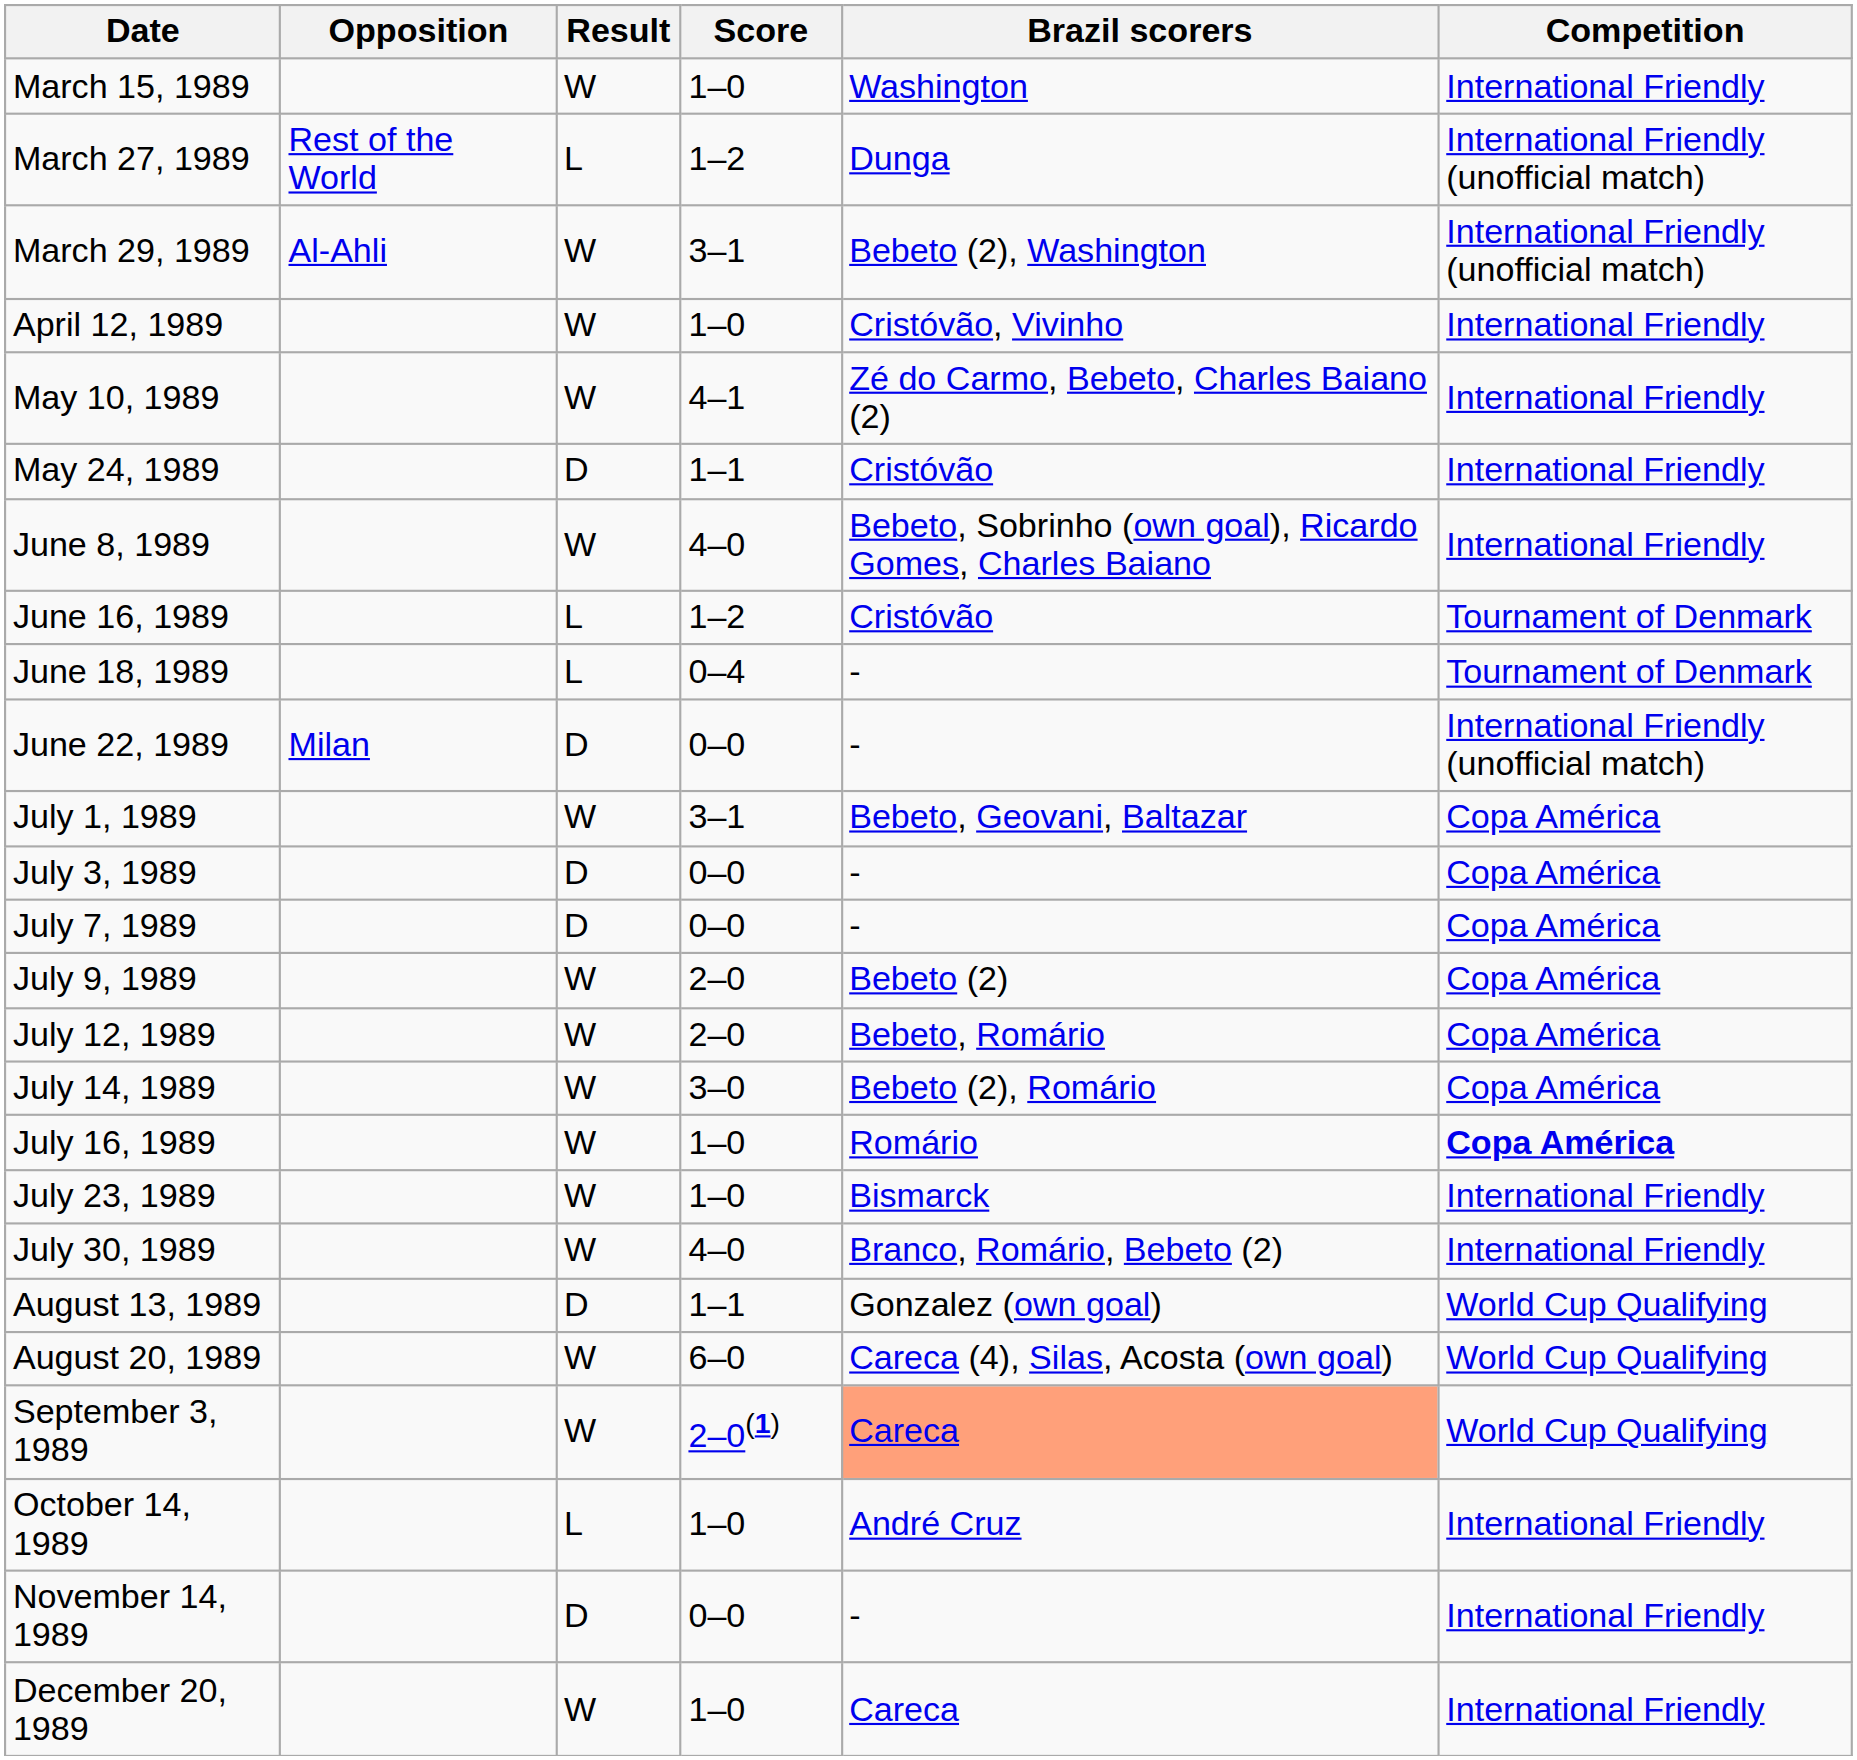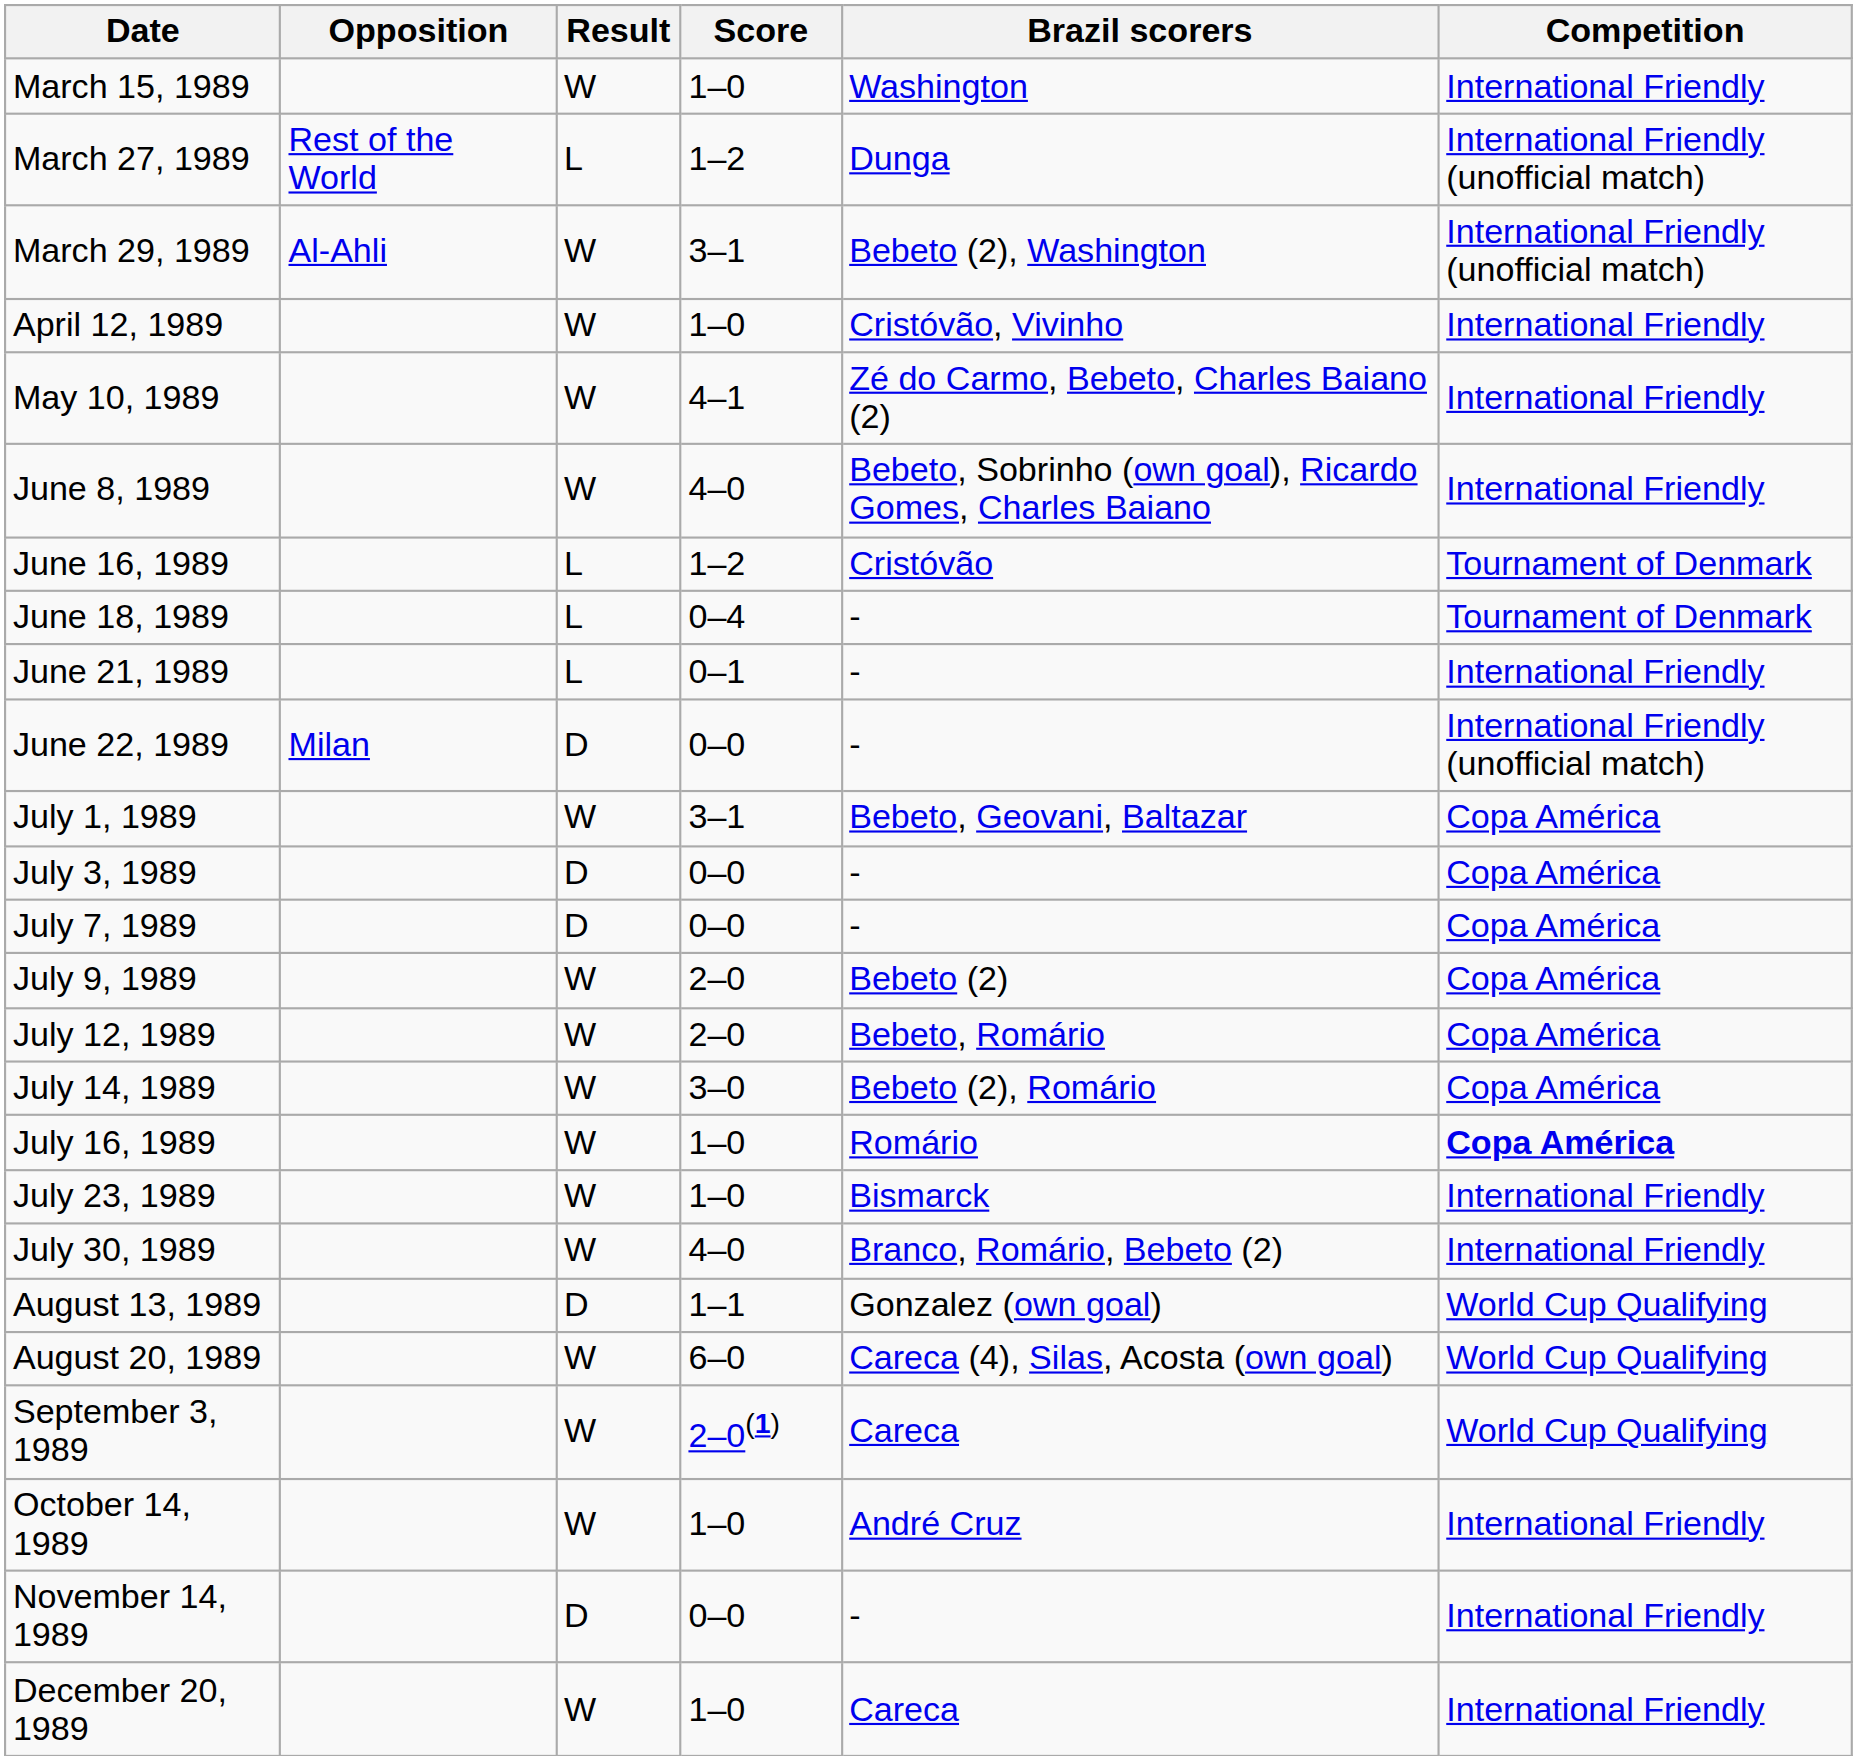- row: (116, 470)
+ row: (121, 671)
(904, 1431) lightsalmon background -> (904, 1431) no background
(574, 1523) L -> (580, 1523) W
